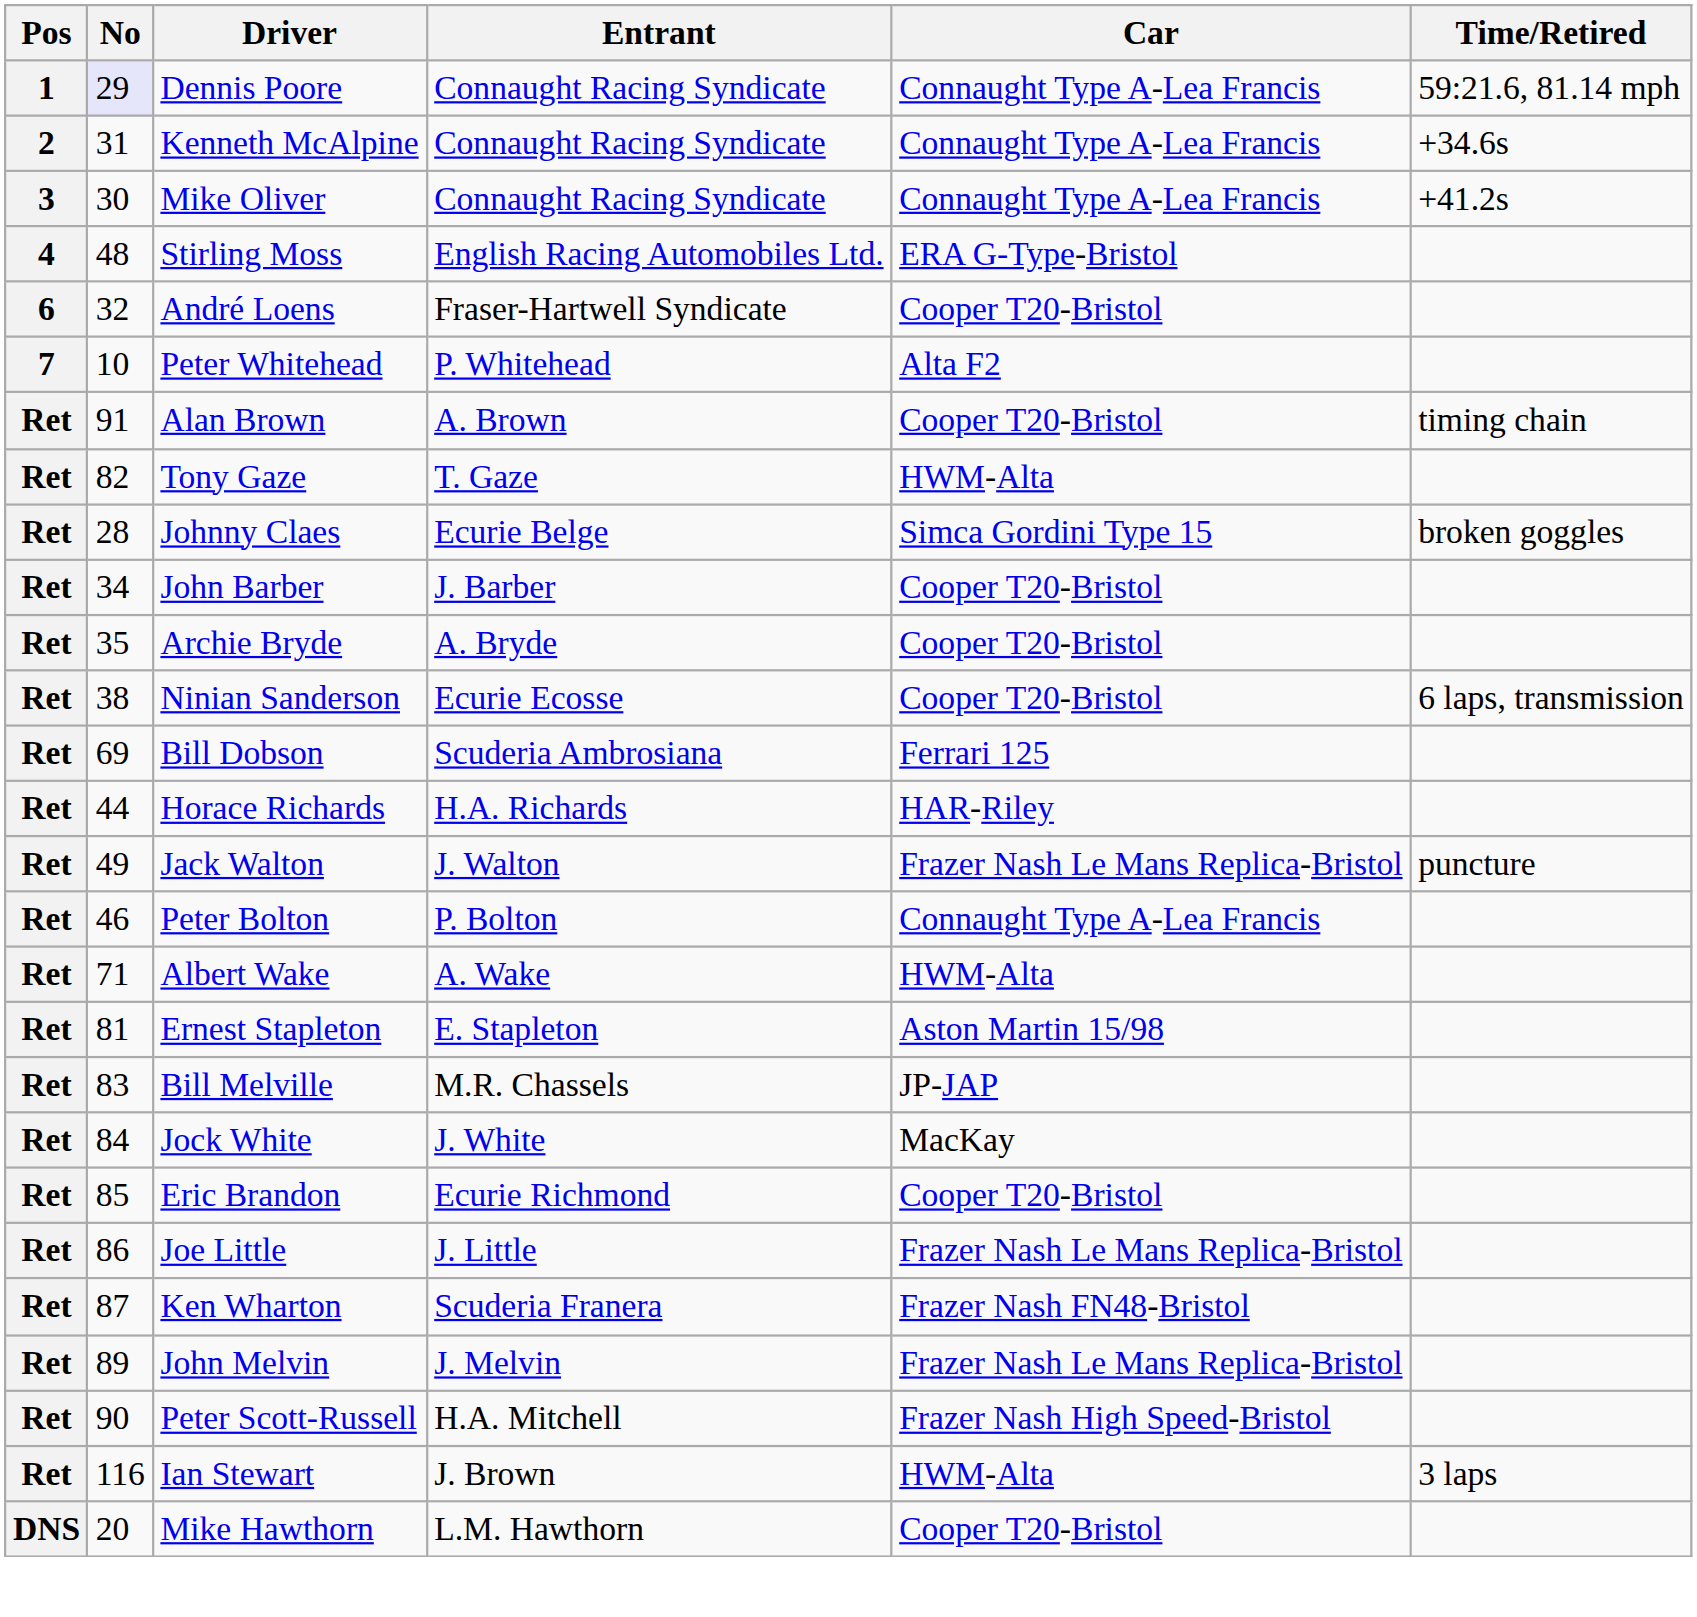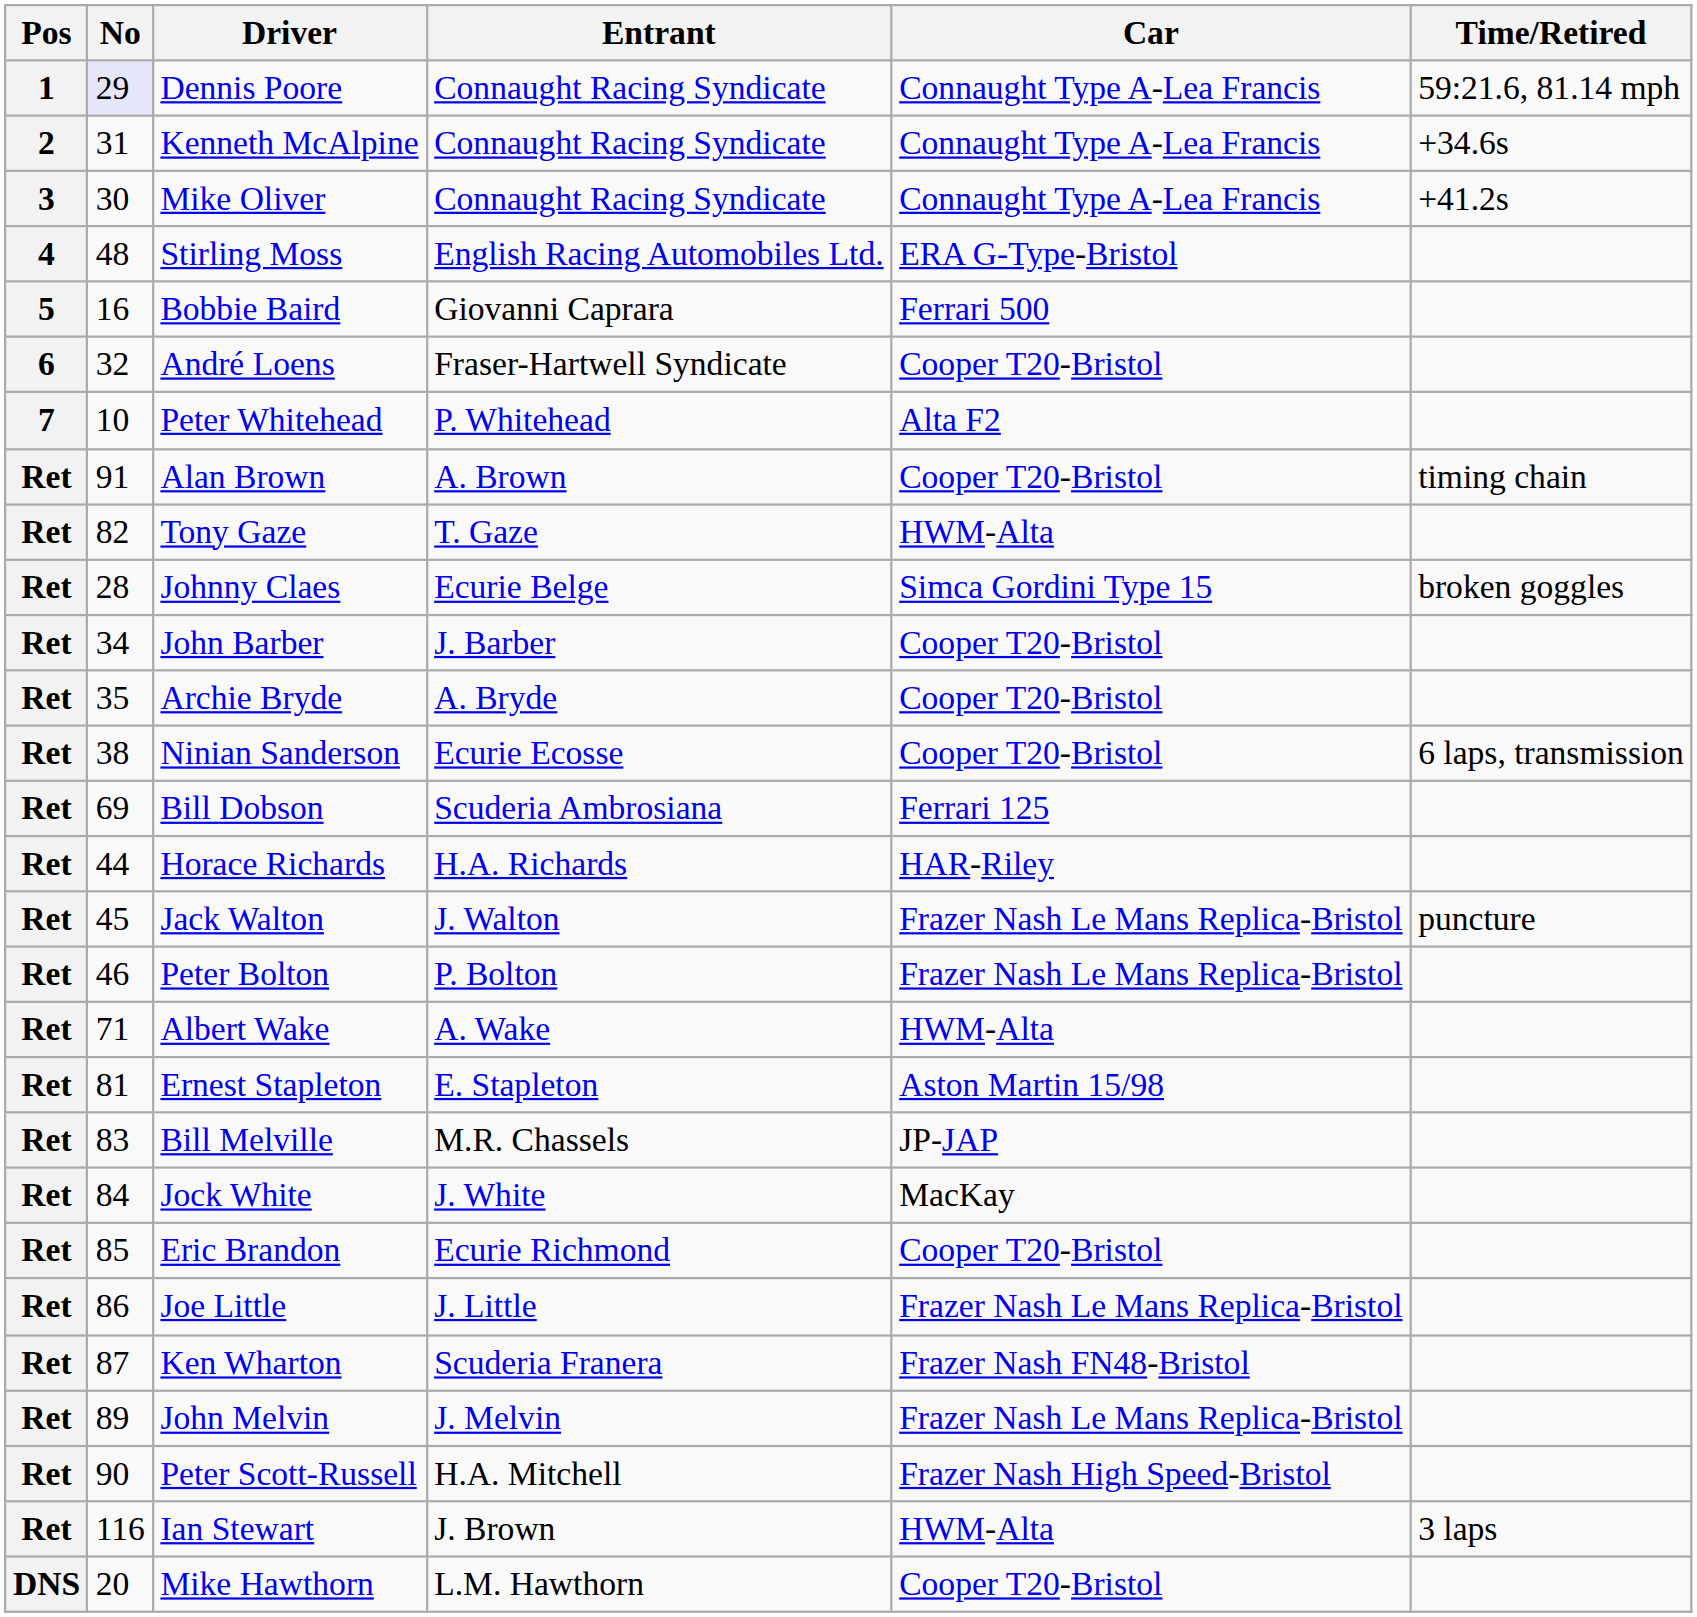+ row: (250, 309)
(112, 863) 49 -> (112, 918) 45
(1110, 918) Connaught Type A-Lea Francis -> (1151, 973) Frazer Nash Le Mans Replica-Bristol
